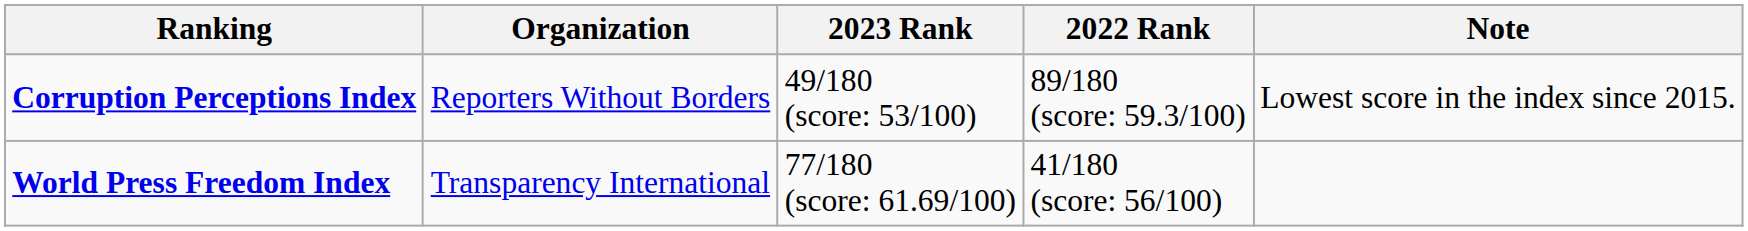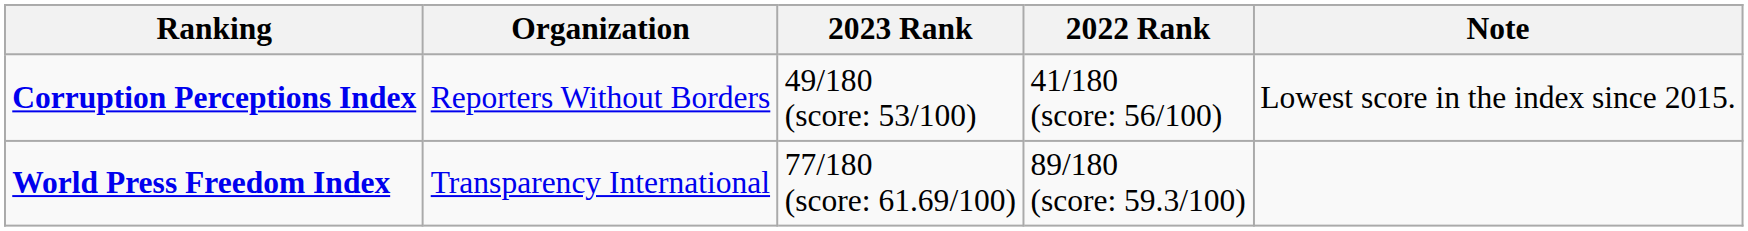(1138, 97) 89/180 (score: 59.3/100) -> (1126, 97) 41/180 (score: 56/100)
(1126, 182) 41/180 (score: 56/100) -> (1138, 182) 89/180 (score: 59.3/100)
